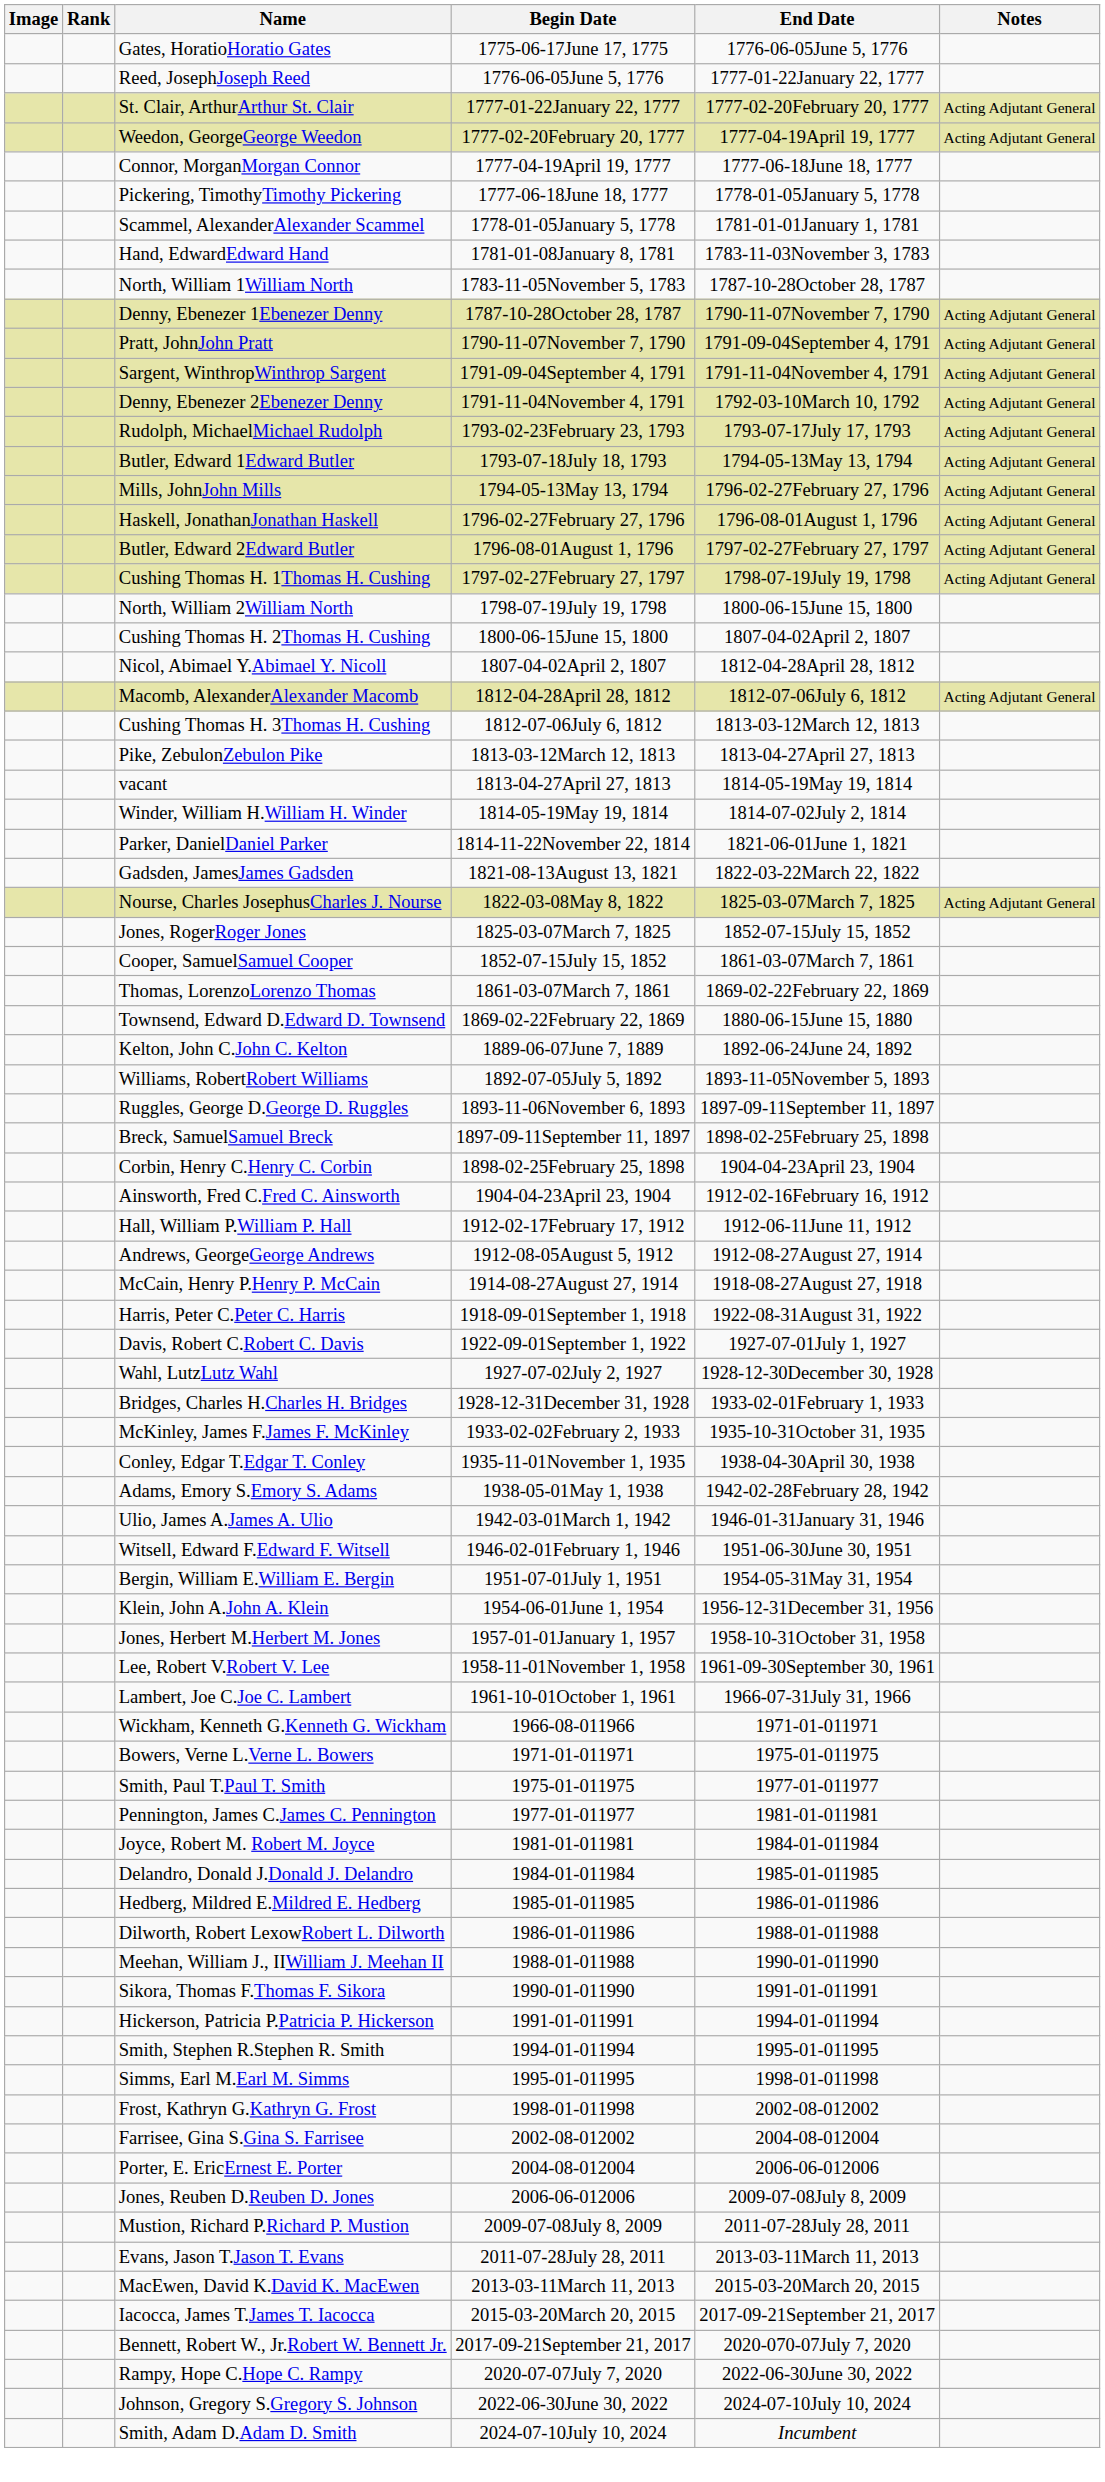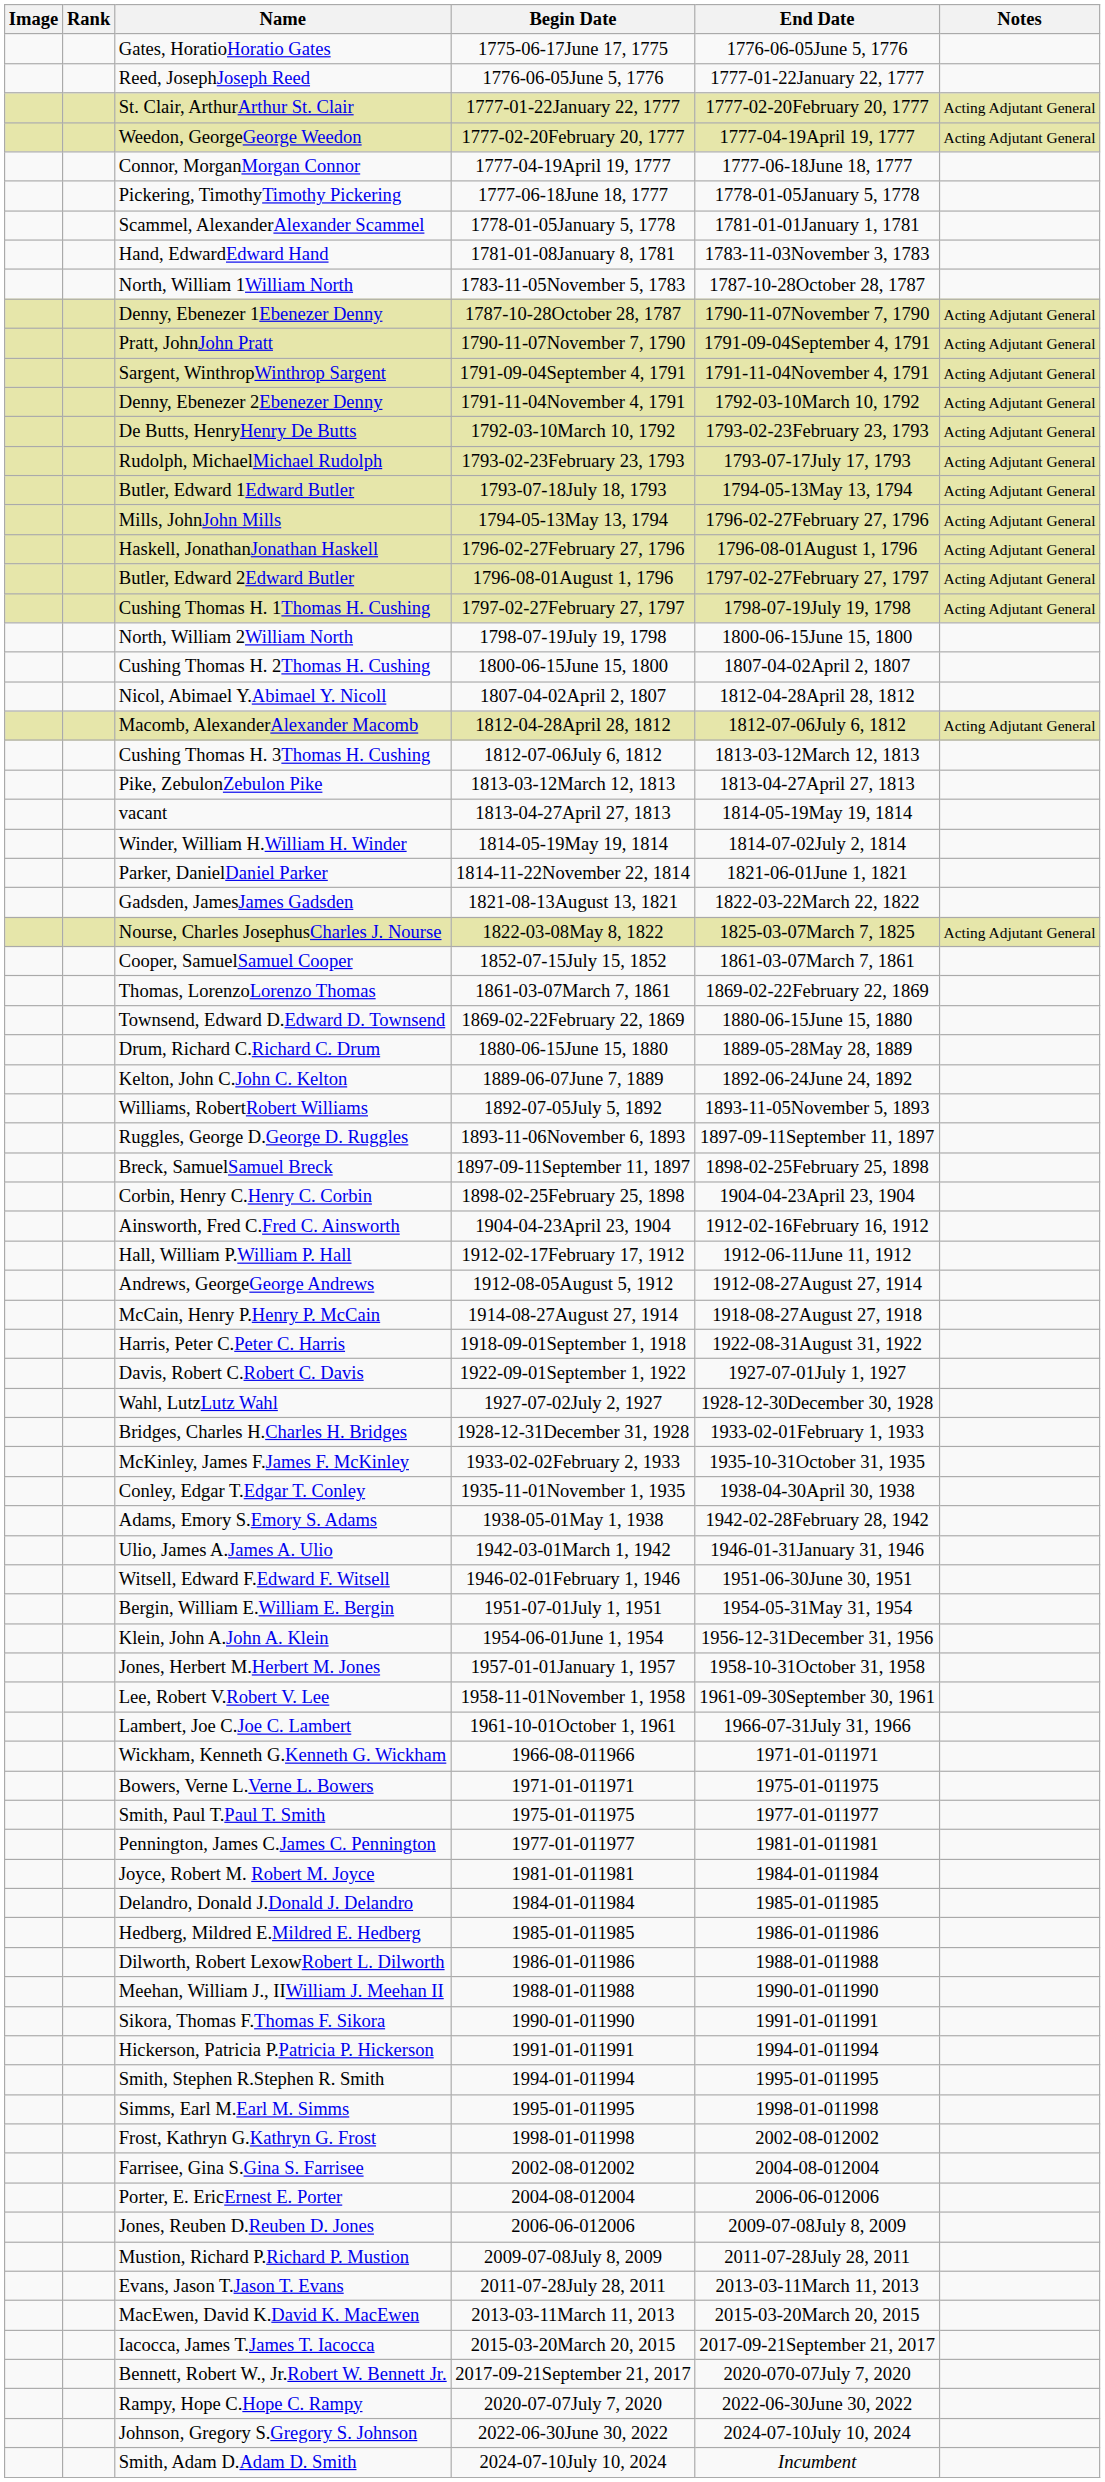+ row: (238, 431)
- row: (212, 931)
+ row: (249, 1049)
